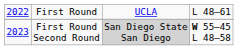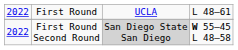(18, 32) 2023 -> (18, 32) 2022
